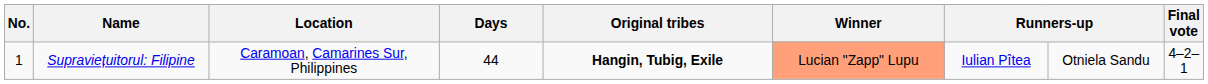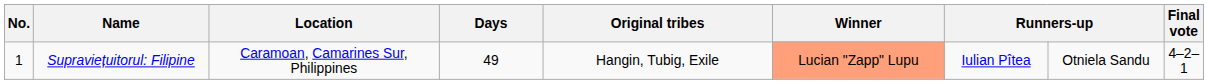(491, 61) 44 -> (491, 61) 49
(658, 61) bold -> (658, 61) normal
